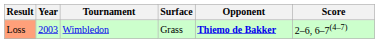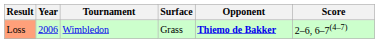(48, 29) 2003 -> (48, 29) 2006
